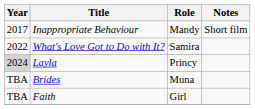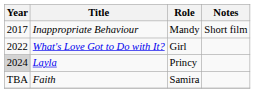(184, 46) Samira -> (178, 46) Girl
- row: (47, 79)
(178, 96) Girl -> (184, 79) Samira
